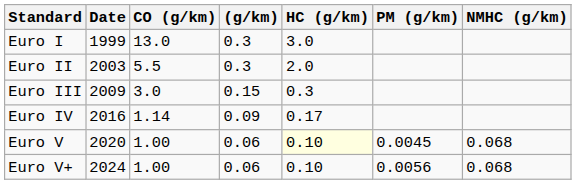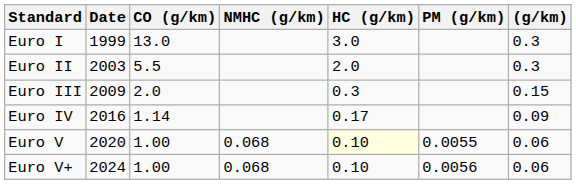columns swapped: (251, 17) <-> (517, 17)
(147, 92) 3.0 -> (147, 92) 2.0
(404, 142) 0.0045 -> (450, 142) 0.0055
